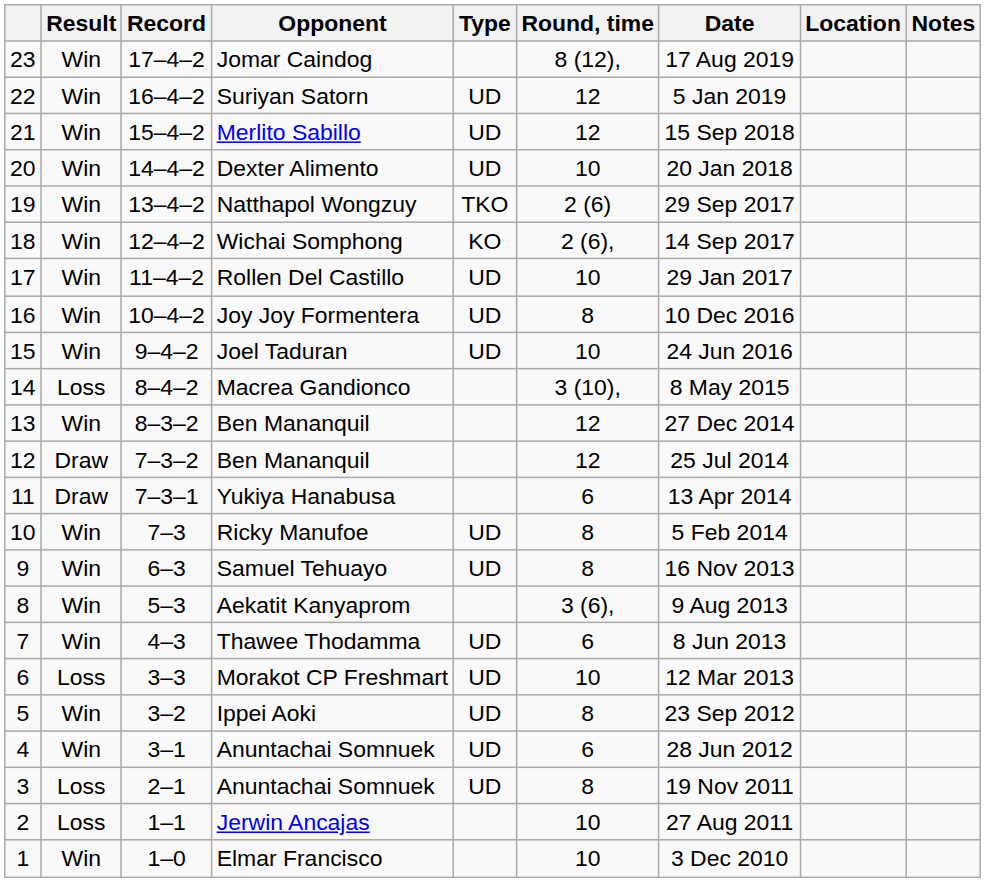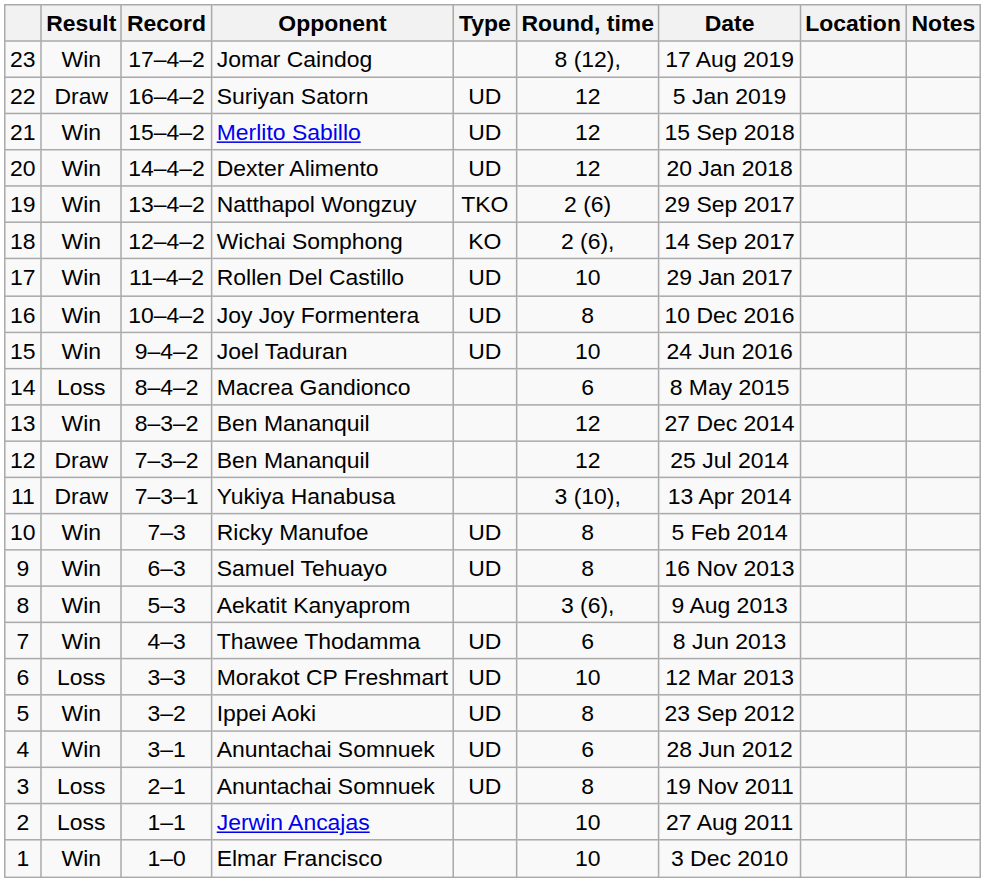(81, 96) Win -> (81, 96) Draw
(588, 168) 10 -> (588, 168) 12
(588, 386) 3 (10), -> (588, 386) 6
(588, 495) 6 -> (588, 495) 3 (10),
